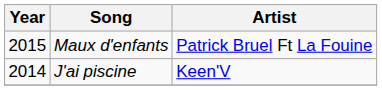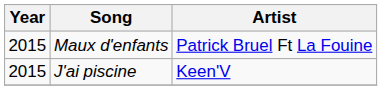(27, 71) 2014 -> (27, 71) 2015
